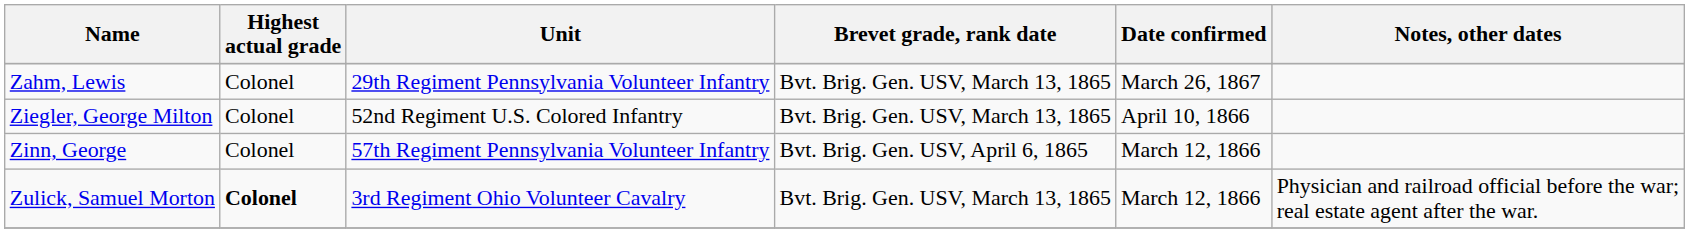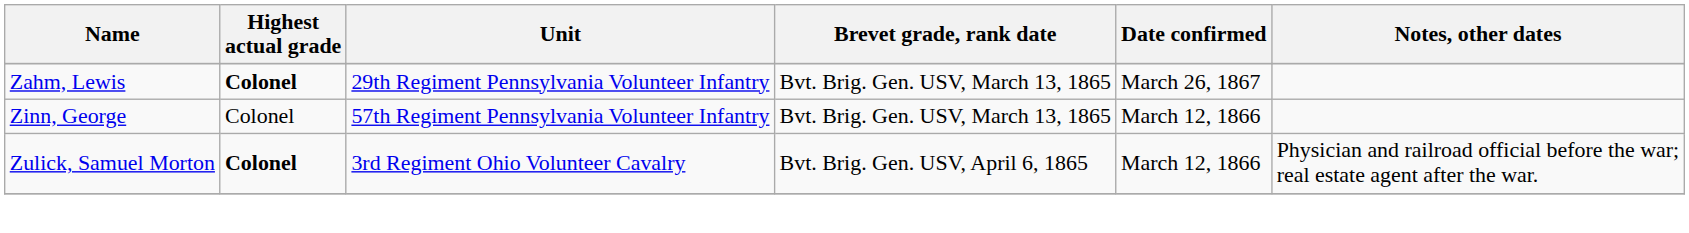(260, 81) normal -> (261, 81) bold
- row: (111, 116)
(934, 150) Bvt. Brig. Gen. USV, April 6, 1865 -> (945, 116) Bvt. Brig. Gen. USV, March 13, 1865
(945, 197) Bvt. Brig. Gen. USV, March 13, 1865 -> (934, 163) Bvt. Brig. Gen. USV, April 6, 1865
